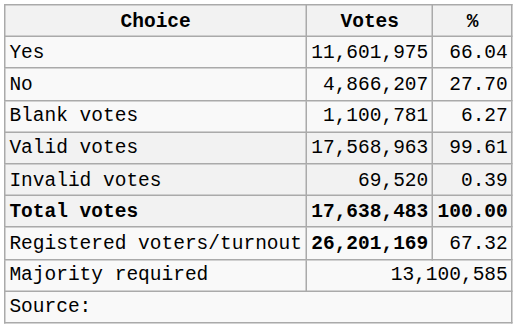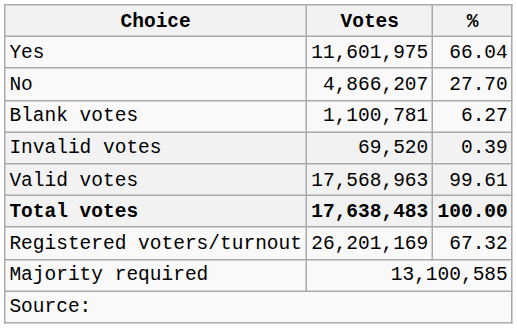rows swapped: (74, 148) <-> (85, 180)
(370, 243) bold -> (370, 243) normal
